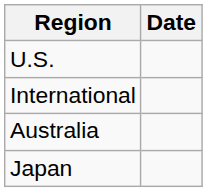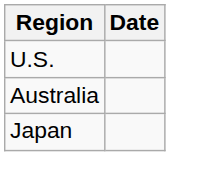- row: (73, 95)
